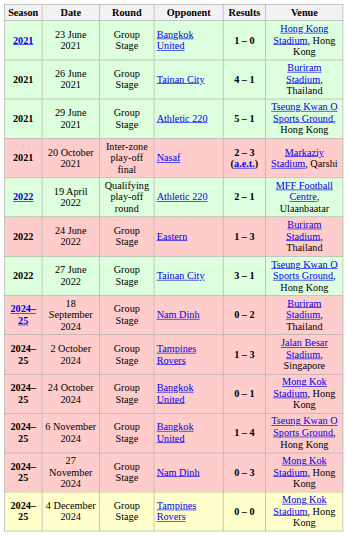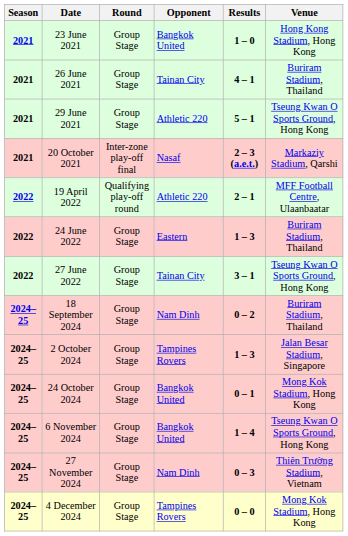(304, 472) Mong Kok Stadium, Hong Kong -> (304, 472) Thiên Trường Stadium, Vietnam
